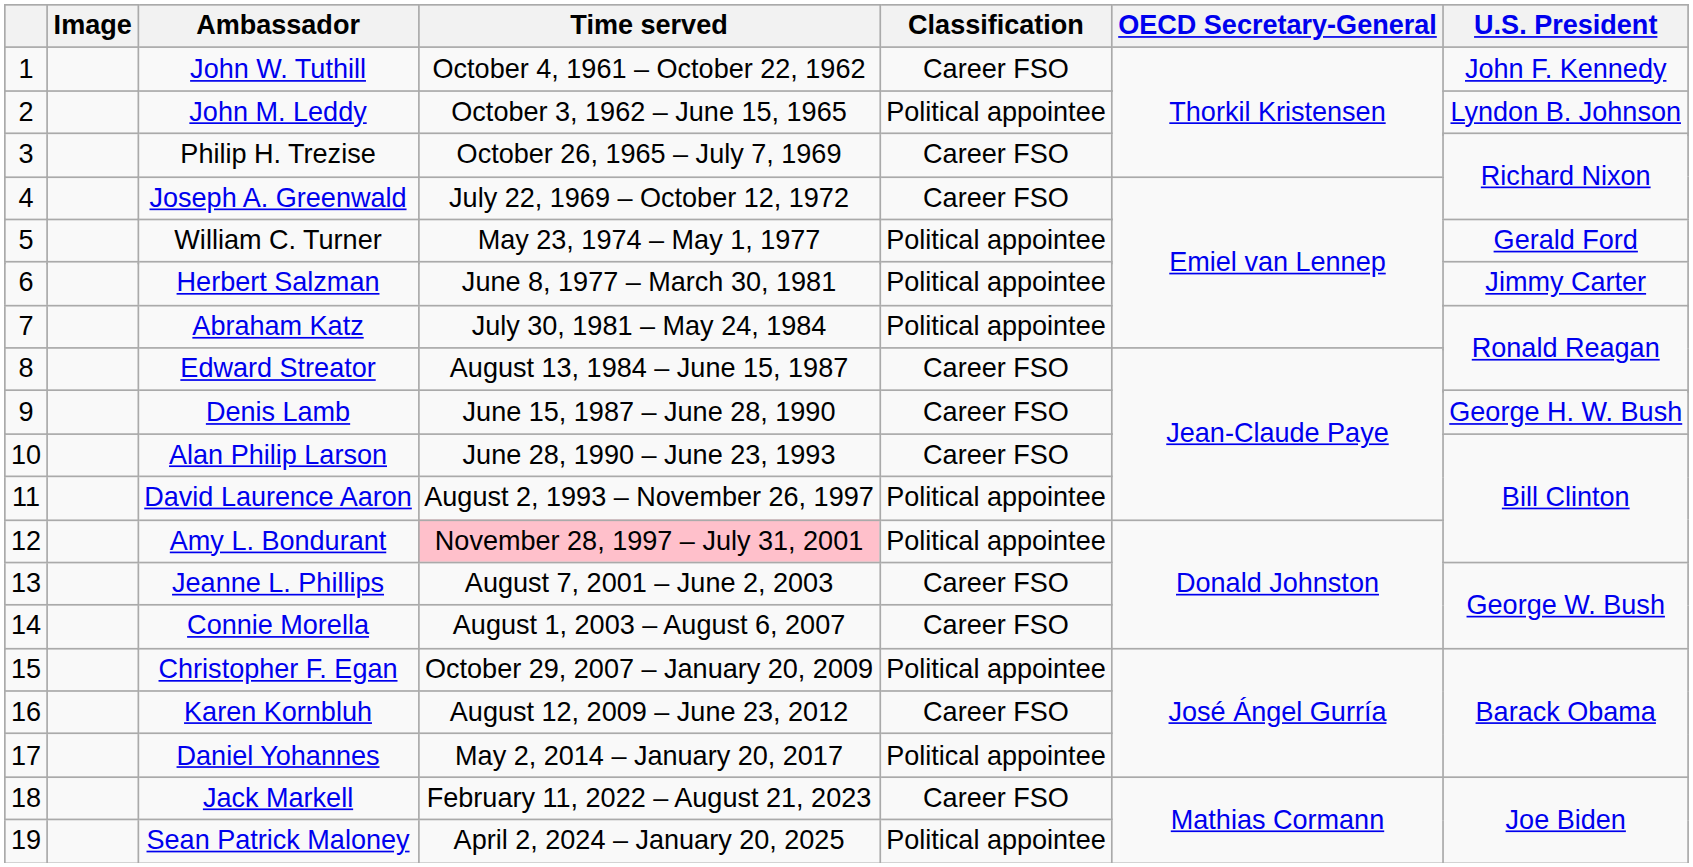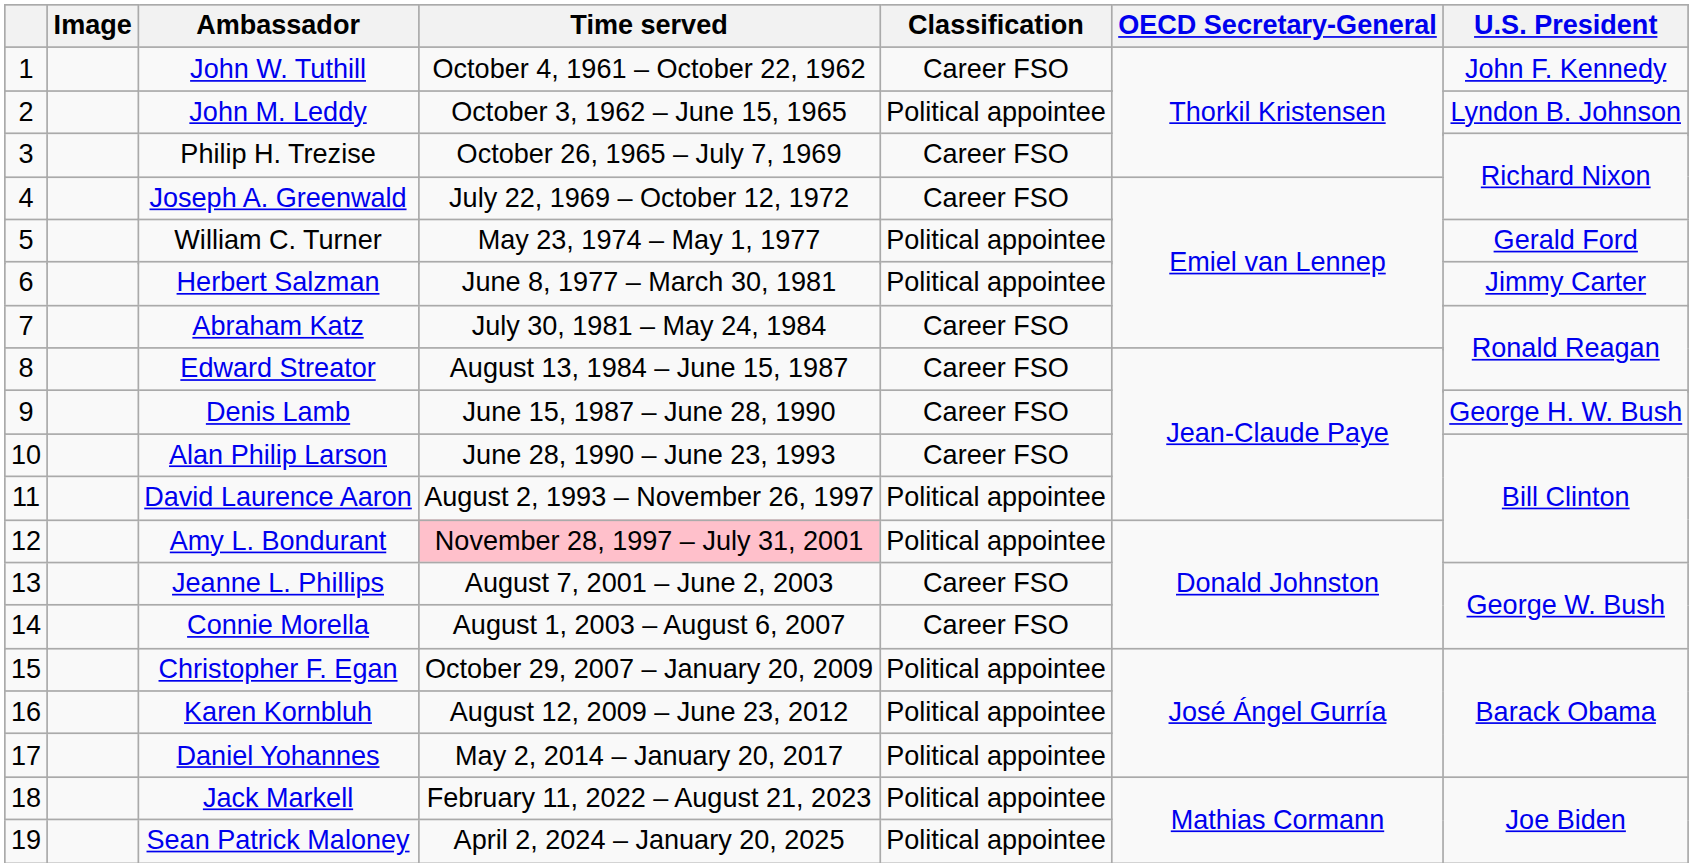(996, 326) Political appointee -> (996, 326) Career FSO
(996, 712) Career FSO -> (996, 712) Political appointee
(996, 797) Career FSO -> (996, 797) Political appointee
